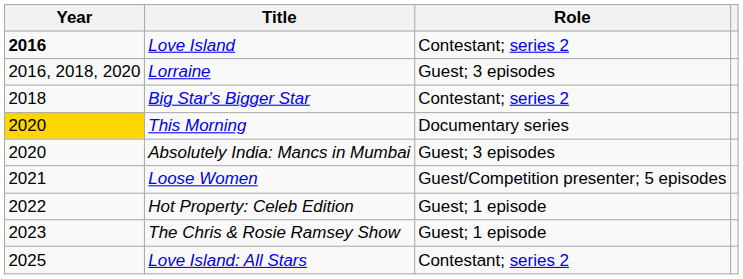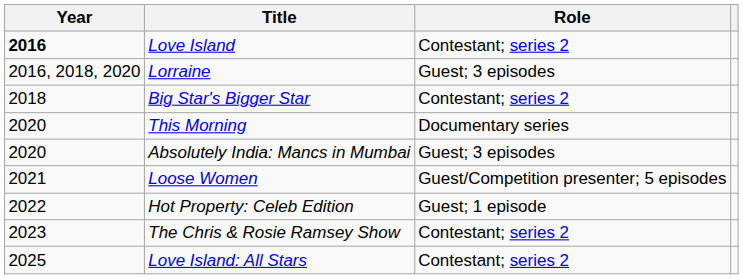(27, 125) gold background -> (27, 125) no background
(482, 233) Guest; 1 episode -> (494, 233) Contestant; series 2
